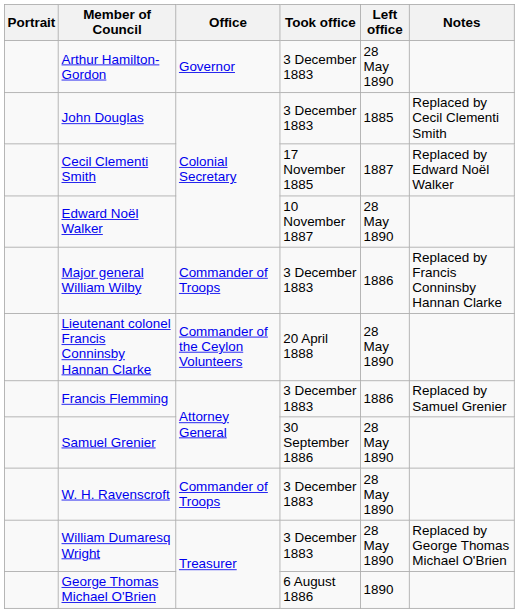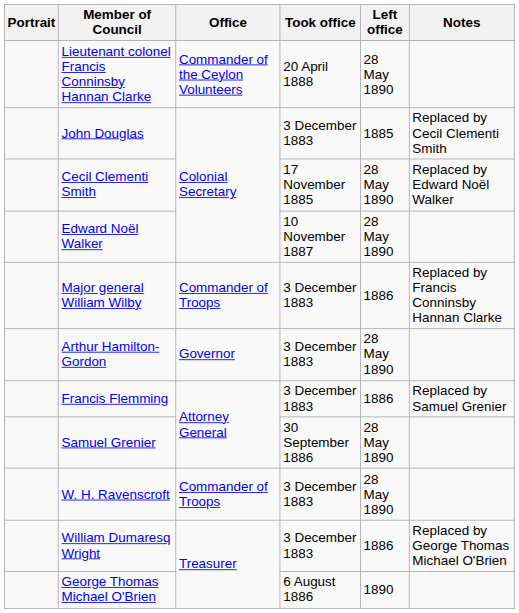rows swapped: (110, 66) <-> (116, 347)
(379, 169) 1887 -> (379, 184) 28 May 1890
(379, 545) 28 May 1890 -> (379, 545) 1886
